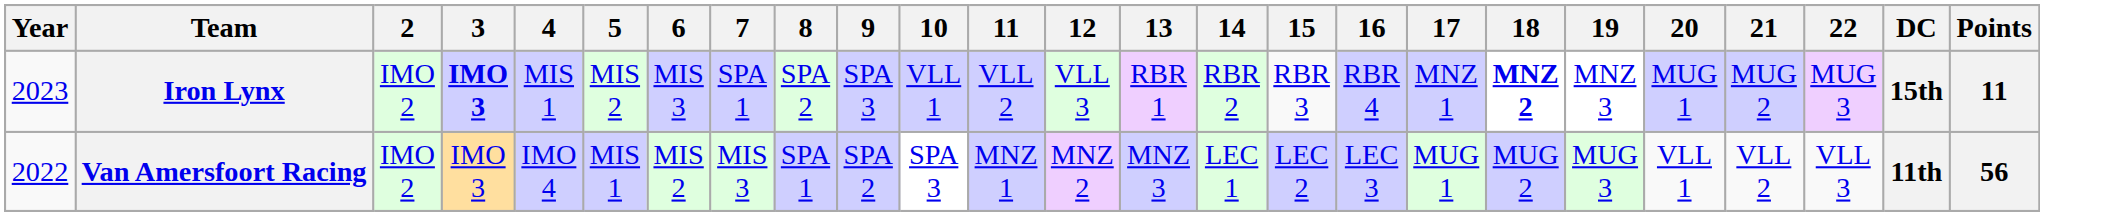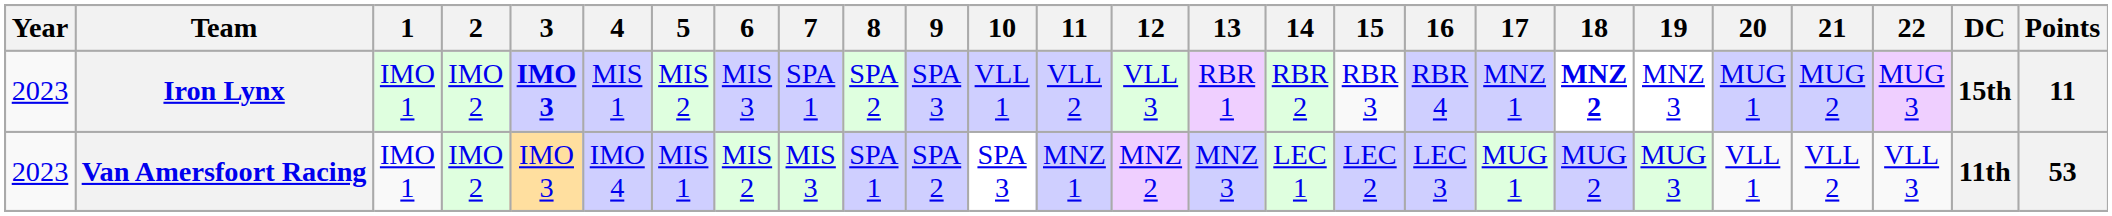+ column: (407, 27)
(40, 170) 2022 -> (40, 170) 2023
(1994, 170) 56 -> (2063, 170) 53
